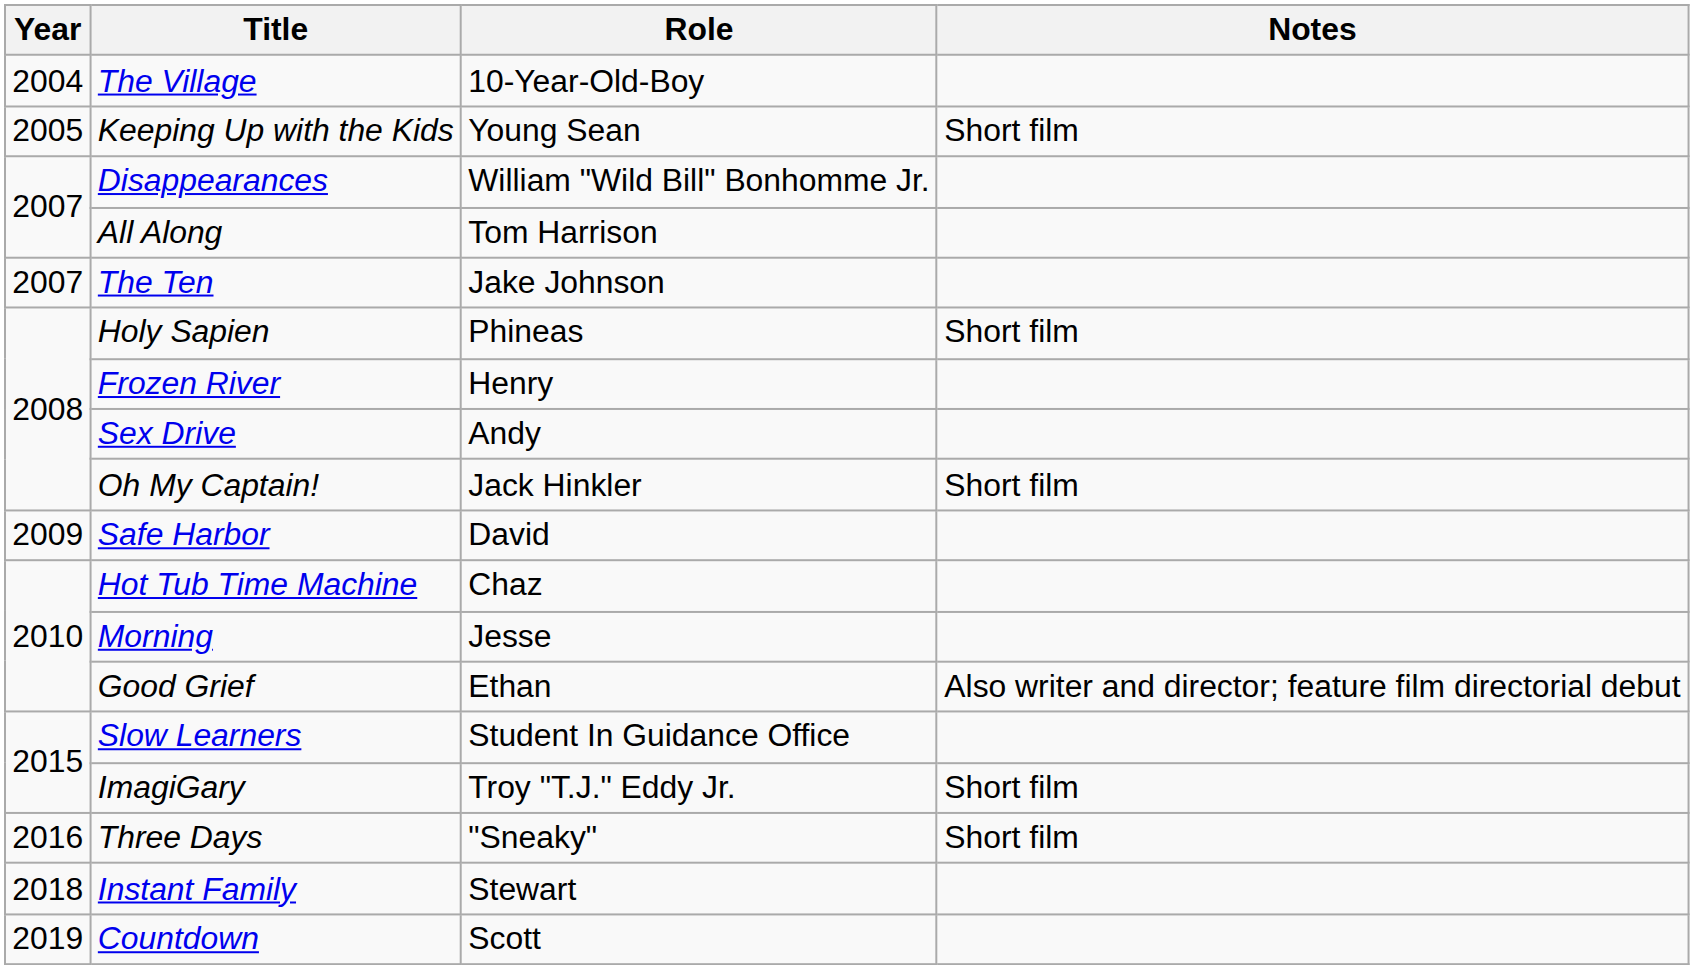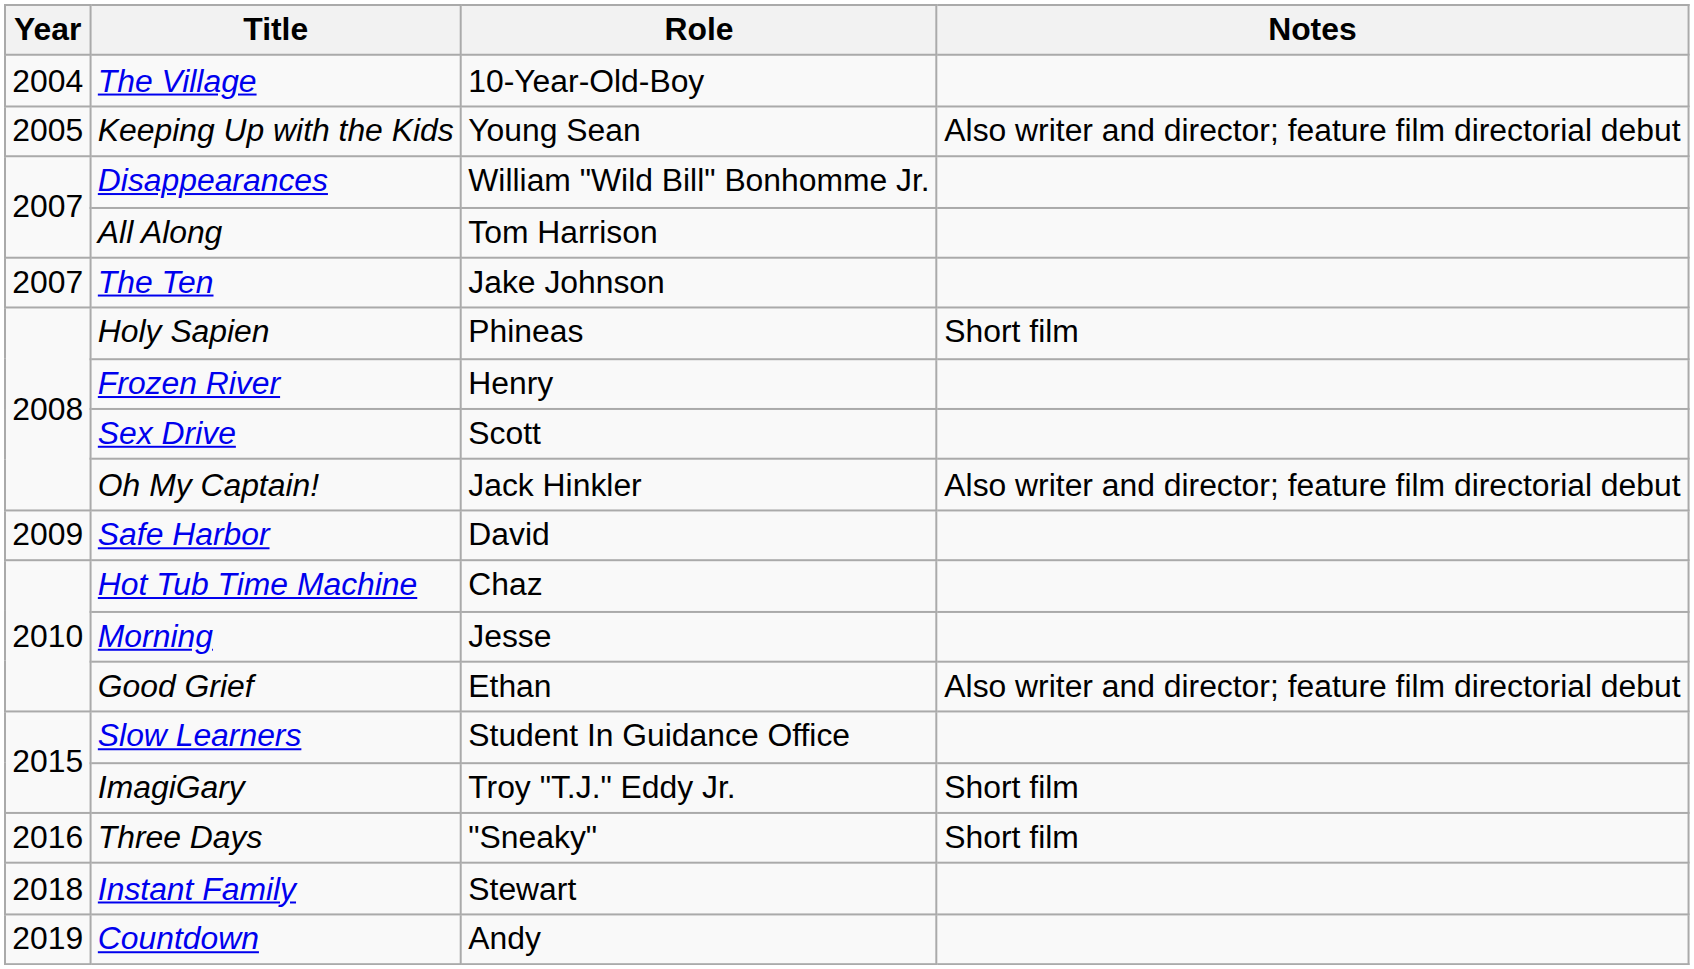(1012, 130) Short film -> (1312, 130) Also writer and director; feature film directorial debut
(505, 433) Andy -> (505, 433) Scott
(1012, 484) Short film -> (1312, 484) Also writer and director; feature film directorial debut
(505, 938) Scott -> (505, 938) Andy
